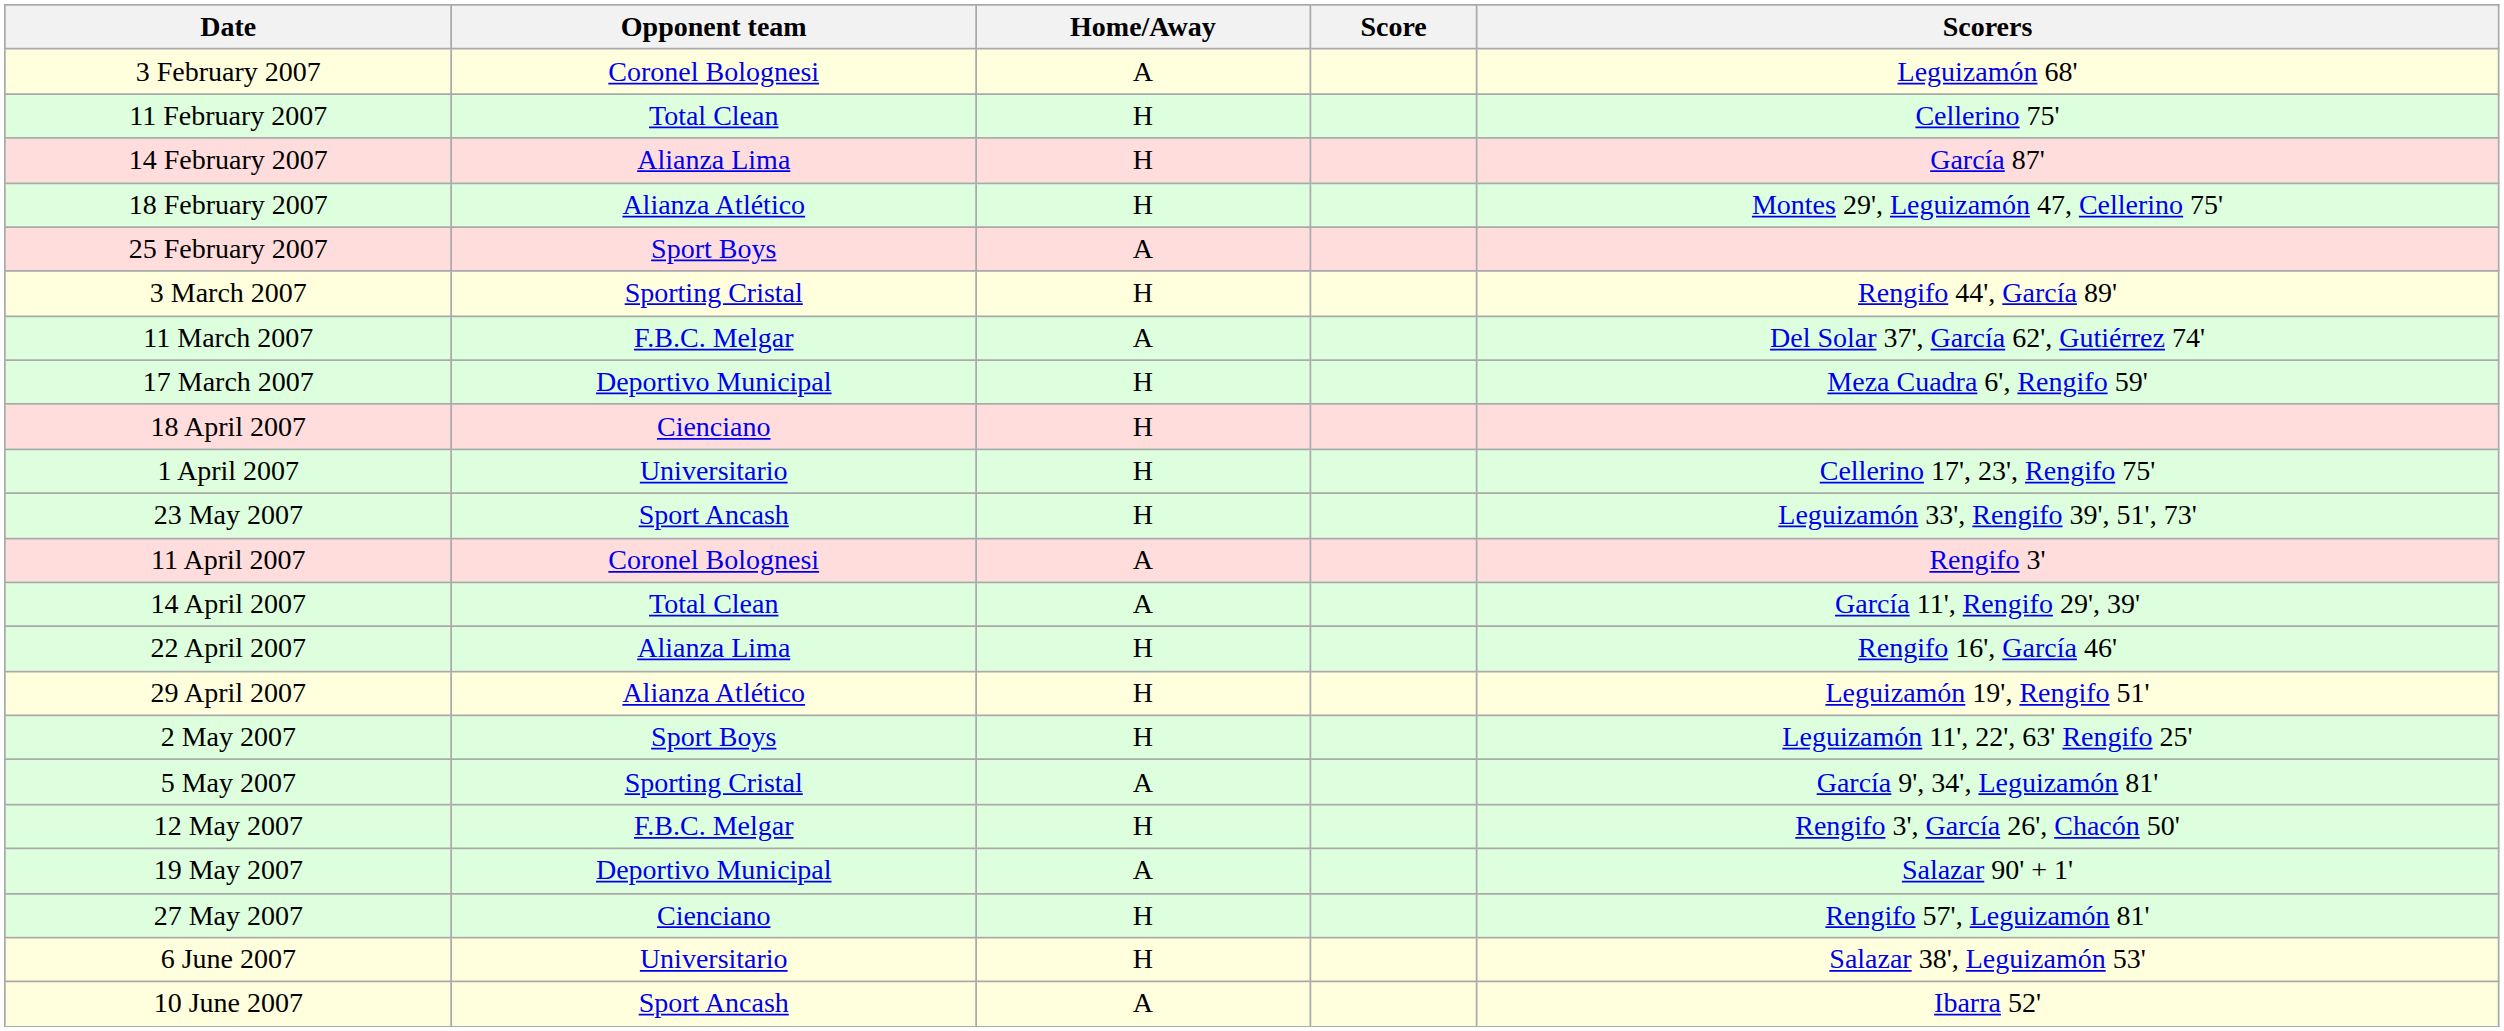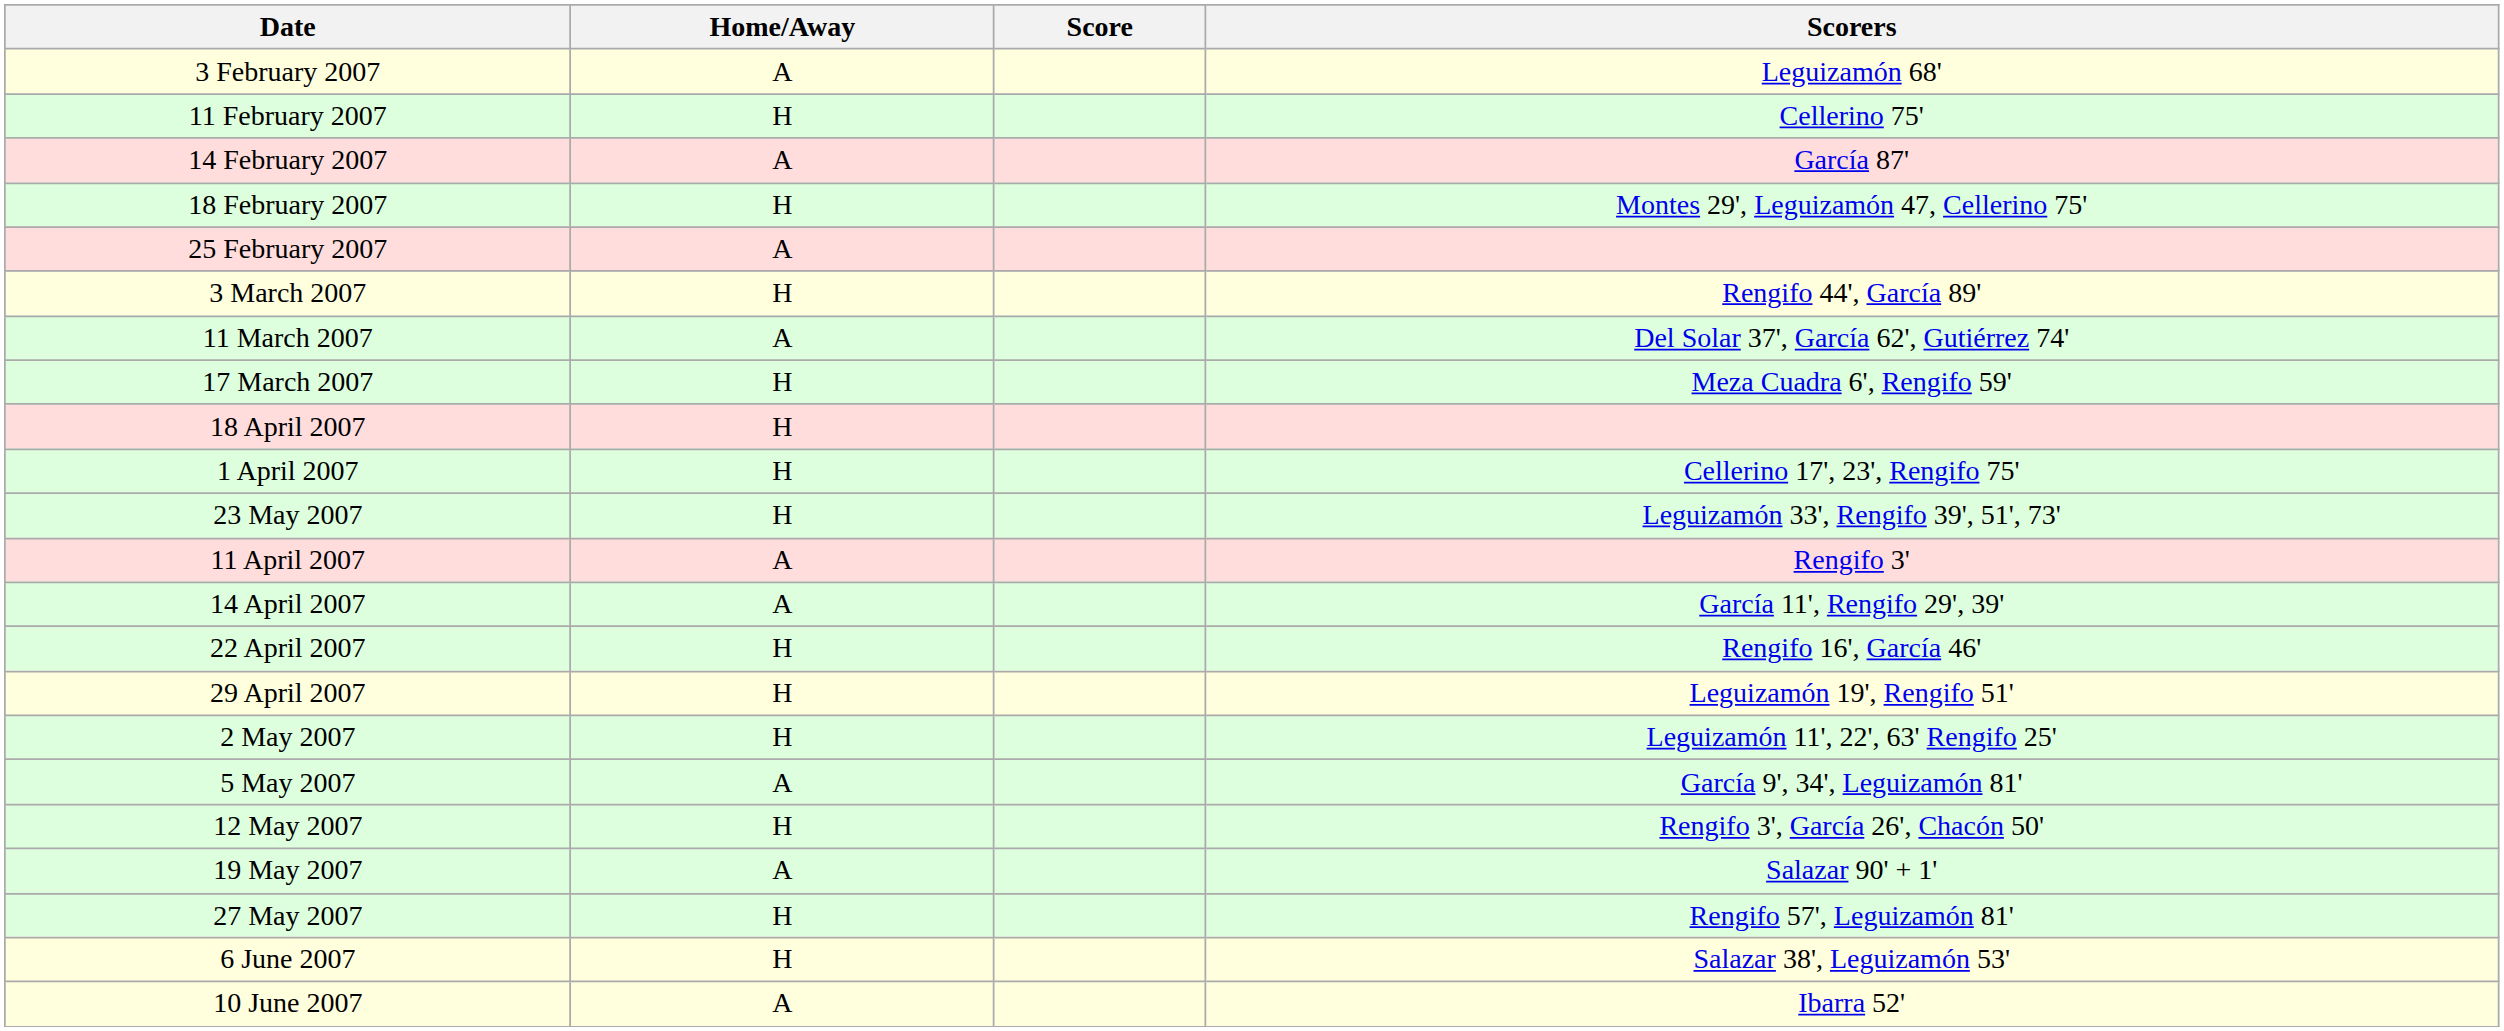- column: (714, 26)
(1143, 159) H -> (782, 159) A
